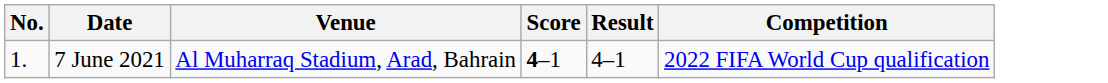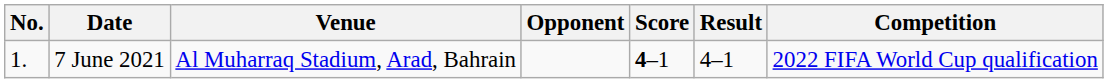+ column: (575, 22)
